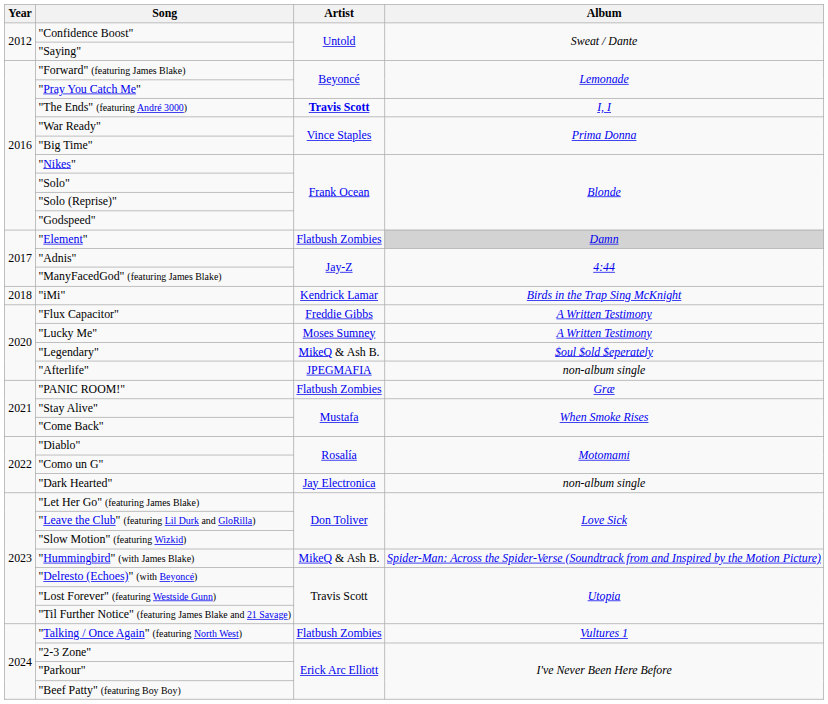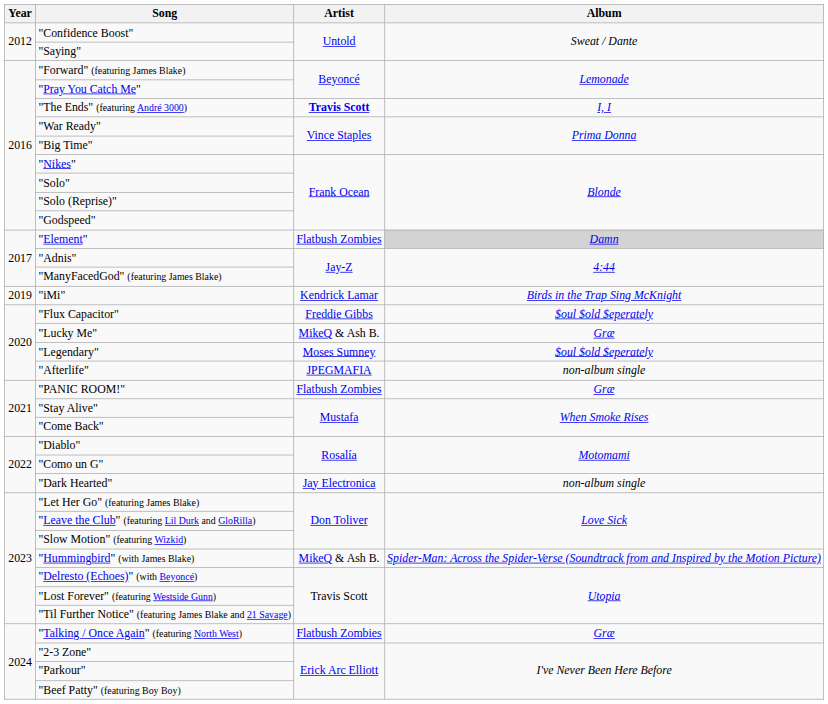(20, 295) 2018 -> (20, 295) 2019
(604, 314) A Written Testimony -> (604, 314) $oul $old $eperately
(339, 333) Moses Sumney -> (339, 333) MikeQ & Ash B.
(604, 333) A Written Testimony -> (604, 333) Græ
(339, 351) MikeQ & Ash B. -> (339, 351) Moses Sumney
(604, 633) Vultures 1 -> (604, 633) Græ
